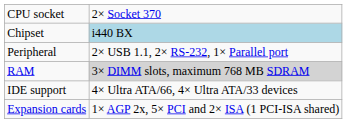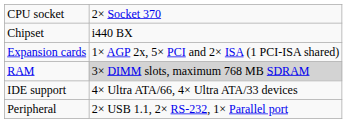(112, 33) lightblue background -> (112, 33) no background
rows swapped: (47, 109) <-> (32, 52)
